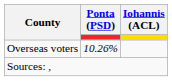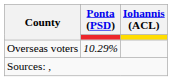(101, 48) 10.26% -> (101, 48) 10.29%
